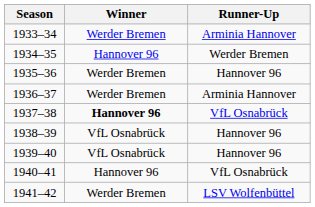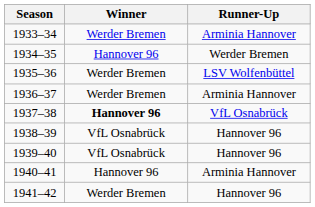(249, 73) Hannover 96 -> (249, 73) LSV Wolfenbüttel
(249, 172) VfL Osnabrück -> (249, 172) Arminia Hannover
(249, 192) LSV Wolfenbüttel -> (249, 192) Hannover 96
